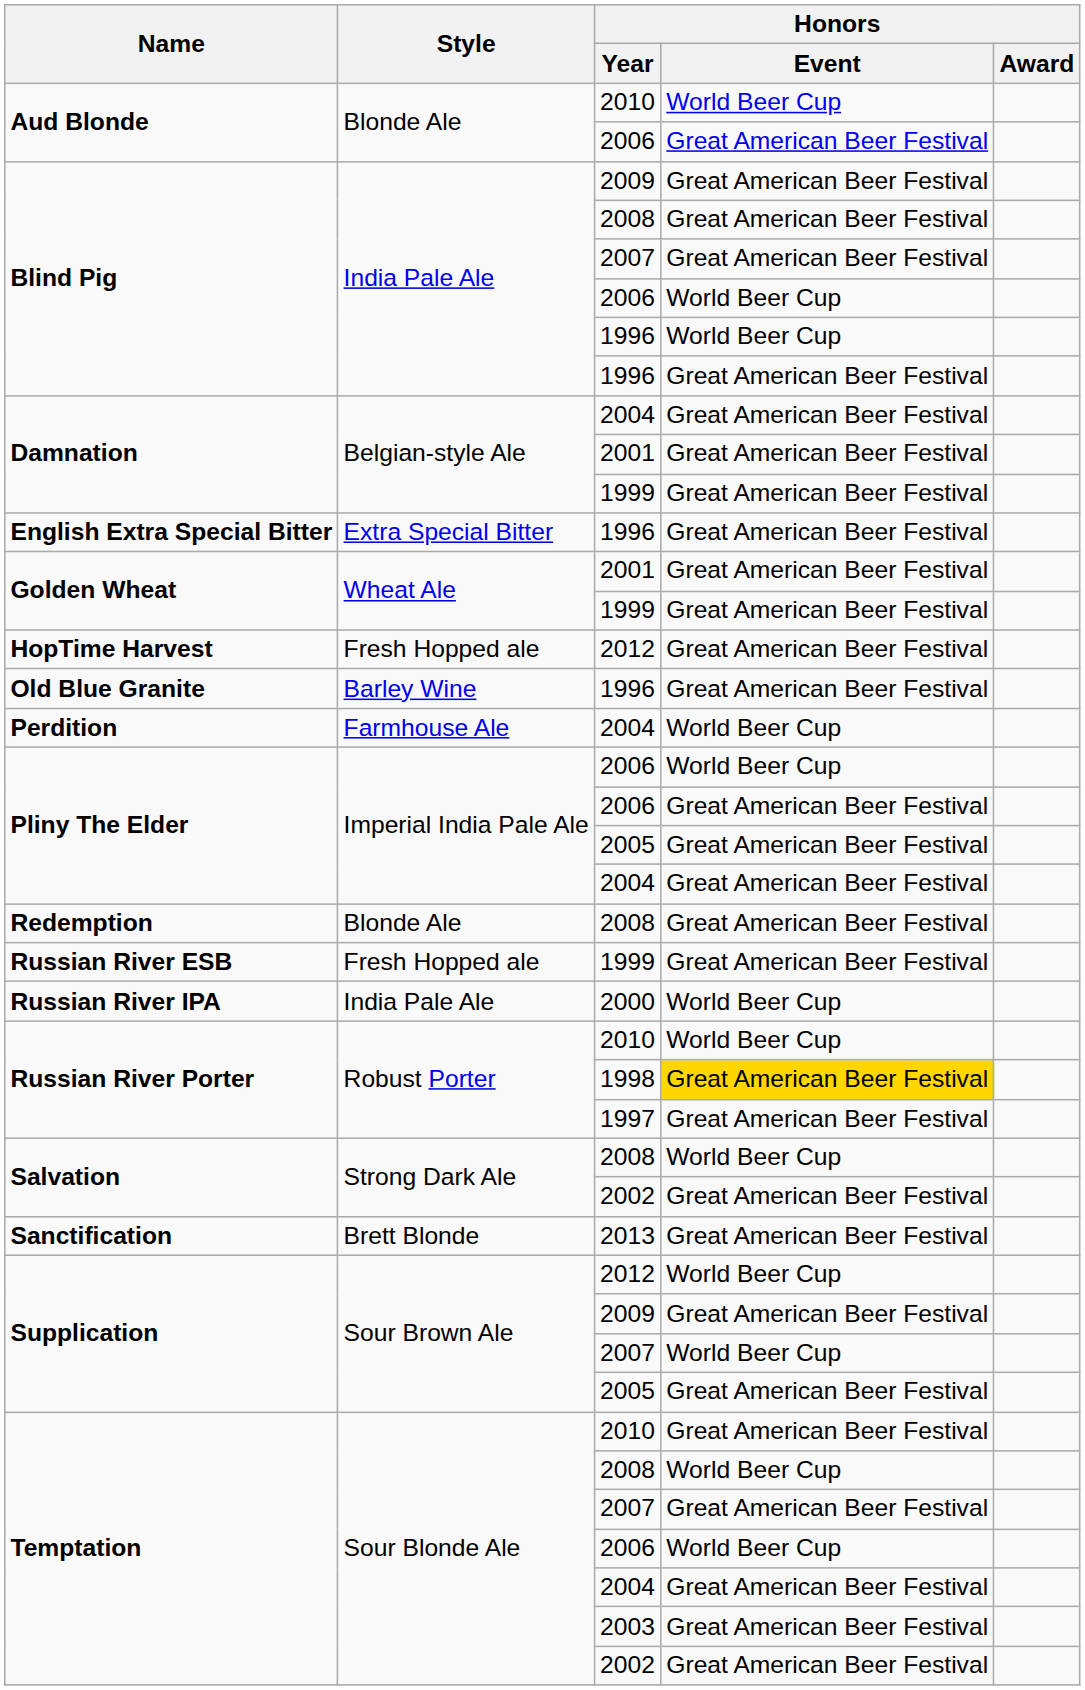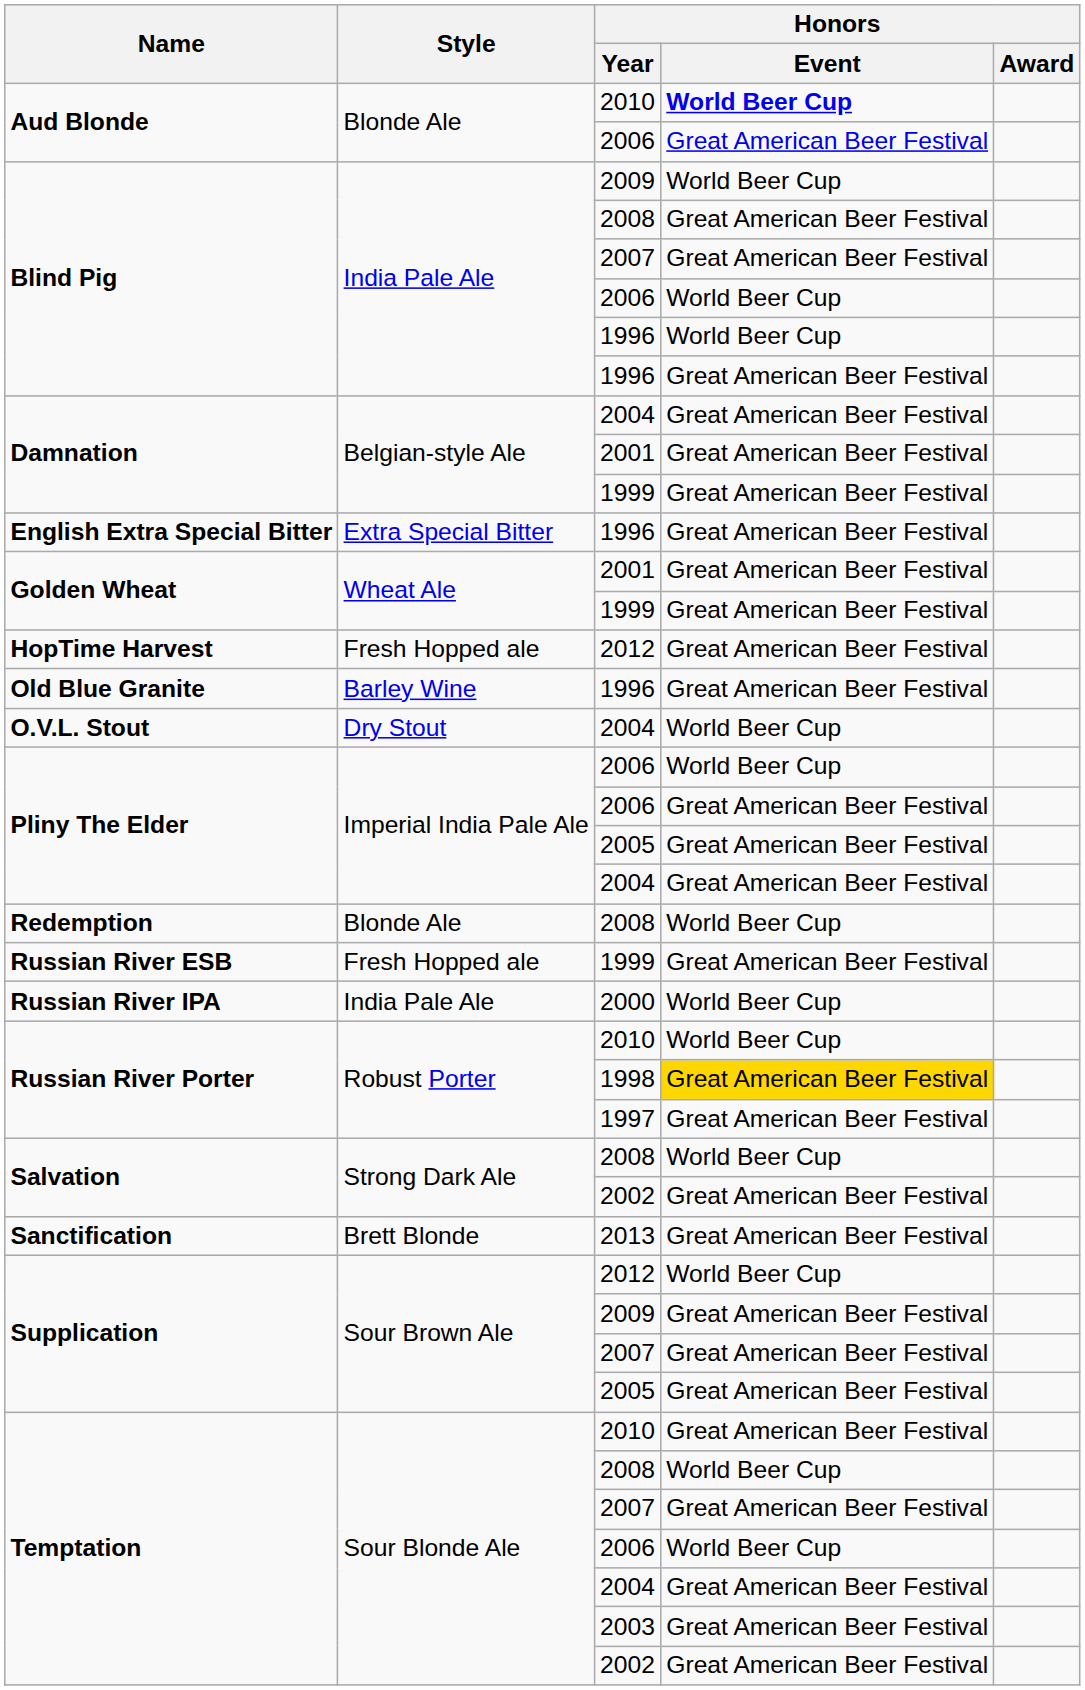(754, 102) normal -> (759, 102) bold
(827, 180) Great American Beer Festival -> (754, 180) World Beer Cup
+ row: (80, 727)
- row: (64, 727)
(827, 922) Great American Beer Festival -> (754, 922) World Beer Cup
(754, 1352) World Beer Cup -> (827, 1352) Great American Beer Festival
